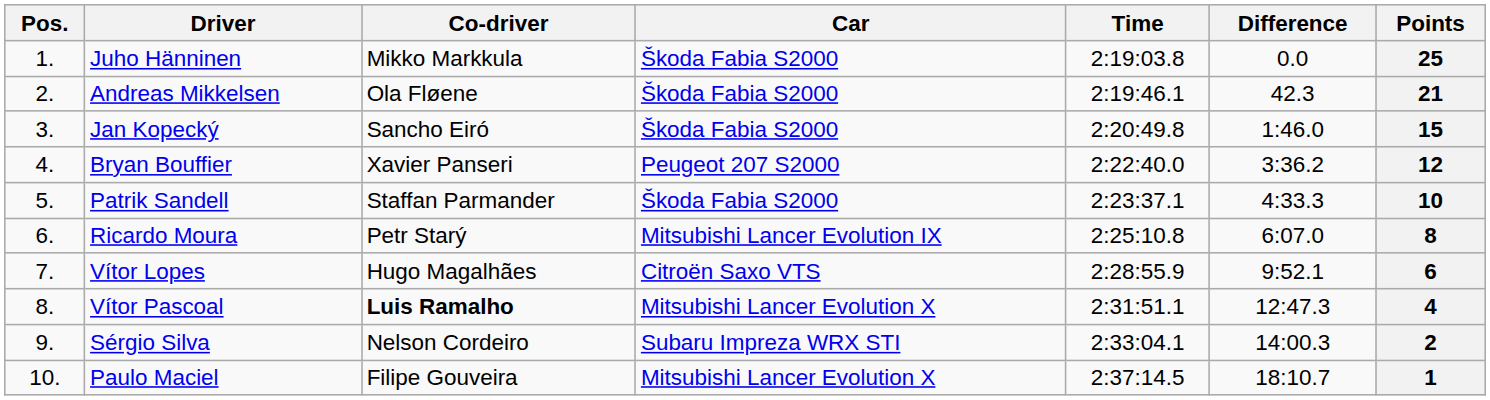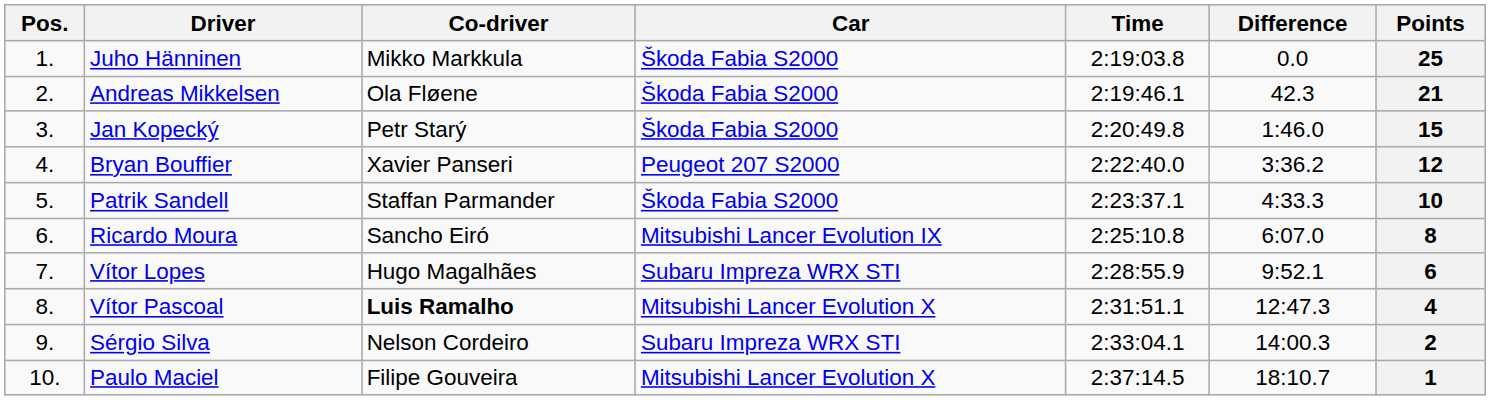(428, 129) Sancho Eiró -> (417, 129) Petr Starý
(417, 236) Petr Starý -> (428, 236) Sancho Eiró
(731, 271) Citroën Saxo VTS -> (771, 271) Subaru Impreza WRX STI
